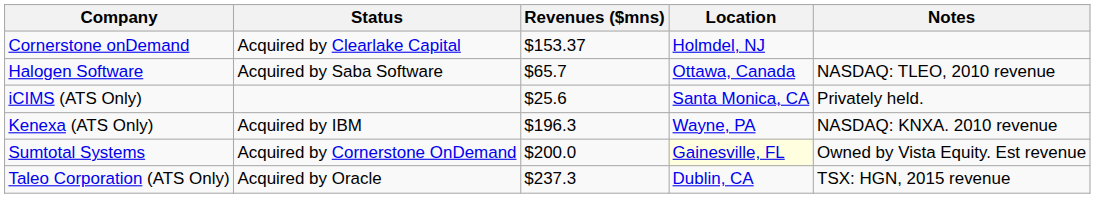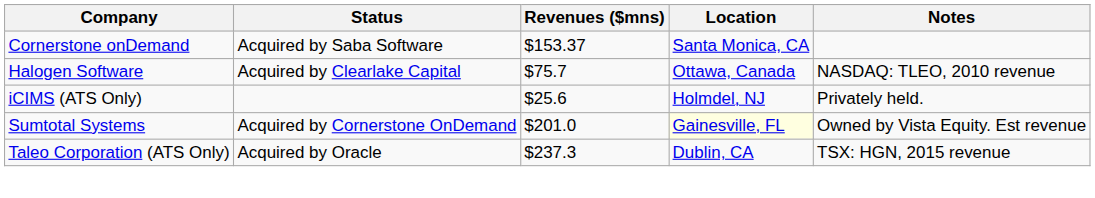(349, 44) Acquired by Clearlake Capital -> (340, 44) Acquired by Saba Software
(719, 44) Holmdel, NJ -> (741, 44) Santa Monica, CA
(340, 71) Acquired by Saba Software -> (349, 71) Acquired by Clearlake Capital
(546, 71) $65.7 -> (546, 71) $75.7
(741, 98) Santa Monica, CA -> (719, 98) Holmdel, NJ
- row: (81, 125)
(550, 152) $200.0 -> (550, 125) $201.0
